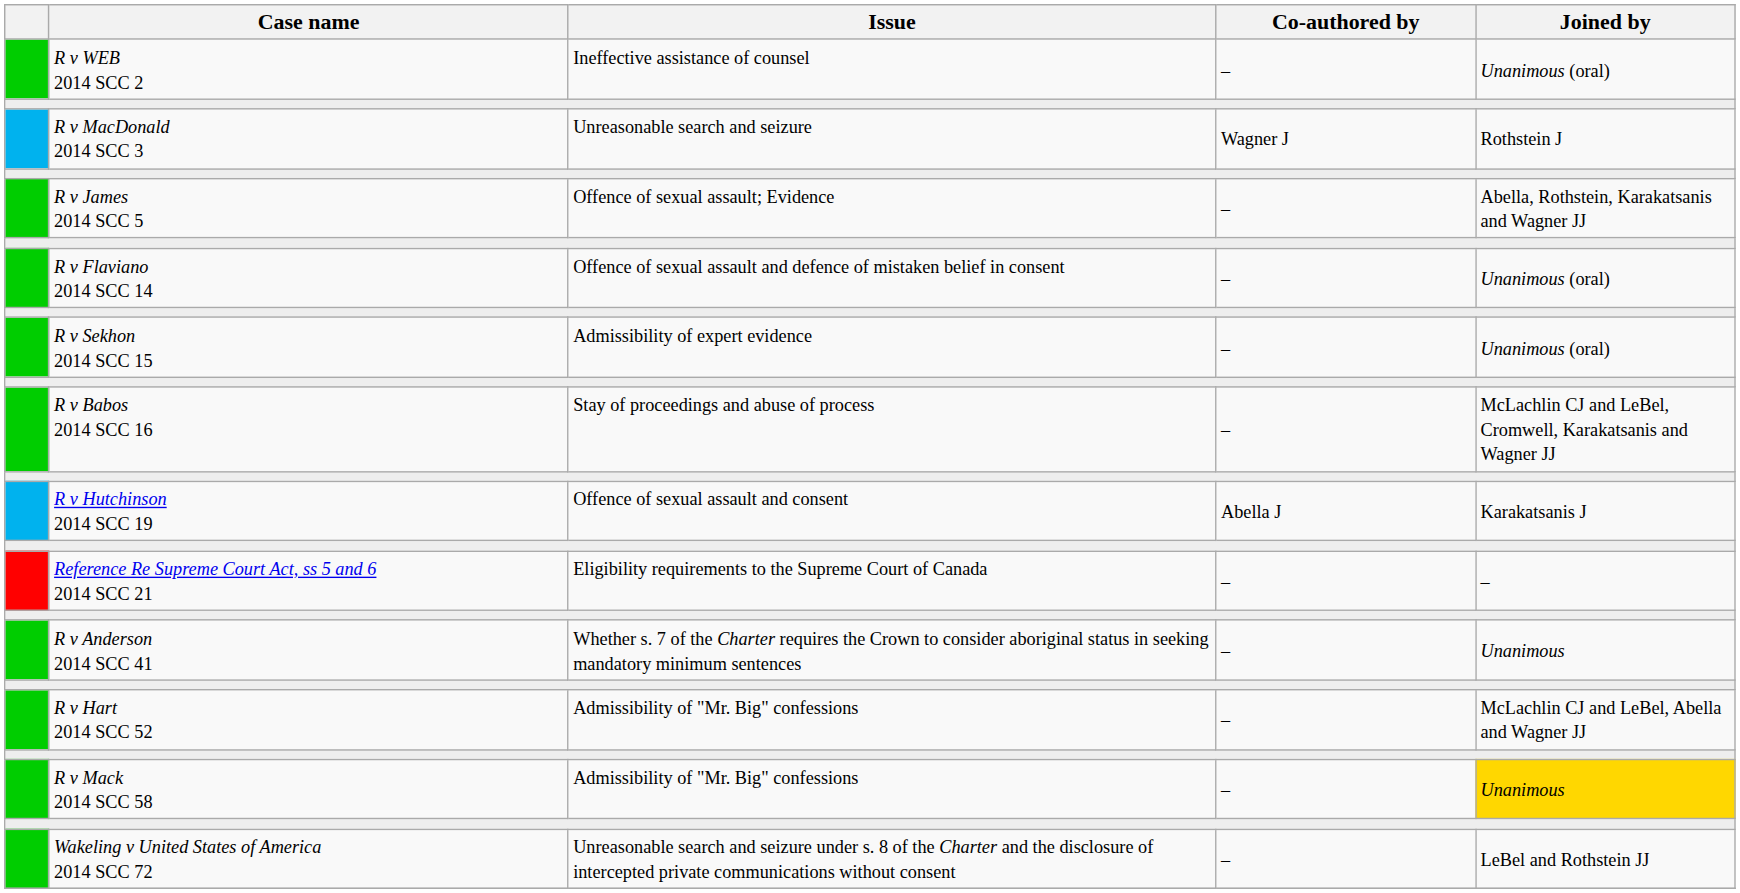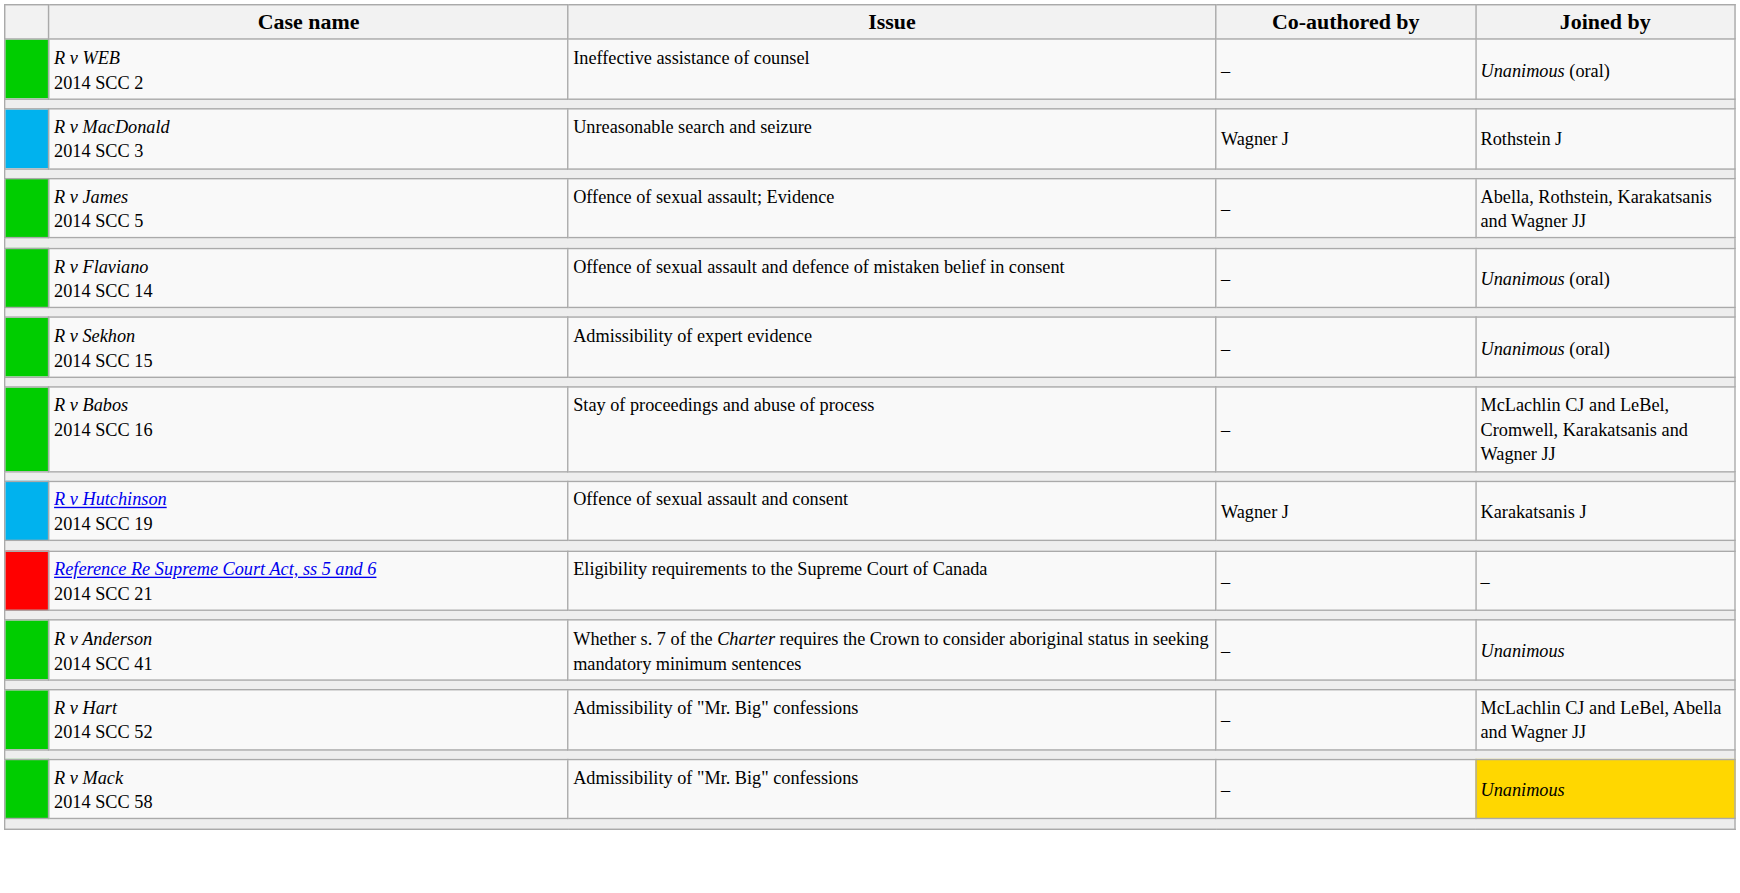(1251, 512) Abella J -> (1255, 512) Wagner J
- row: (188, 859)
